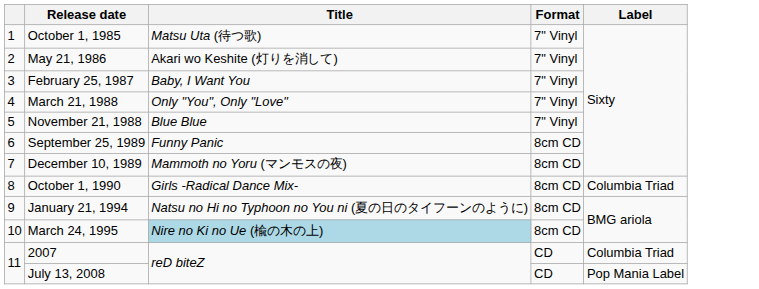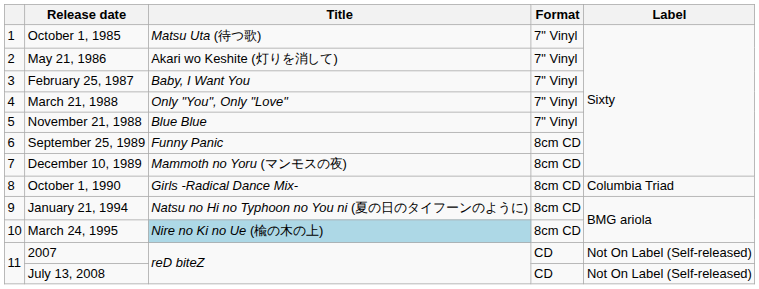(630, 253) Columbia Triad -> (669, 253) Not On Label (Self-released)
(636, 273) Pop Mania Label -> (669, 273) Not On Label (Self-released)
